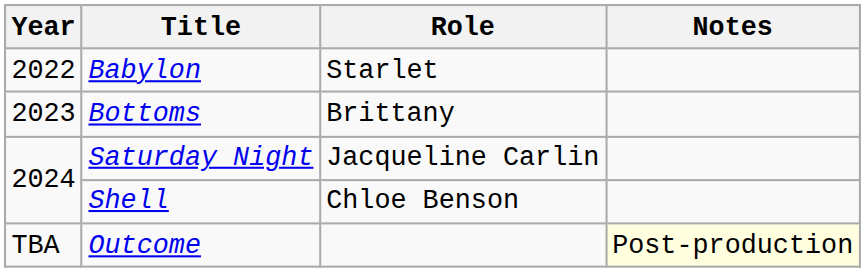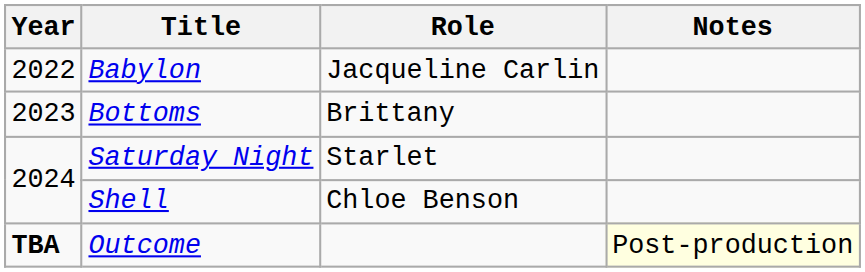(382, 70) Starlet -> (463, 70) Jacqueline Carlin
(463, 158) Jacqueline Carlin -> (382, 158) Starlet
(36, 245) normal -> (36, 245) bold
